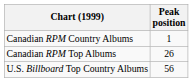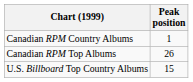(169, 69) 56 -> (169, 69) 15
